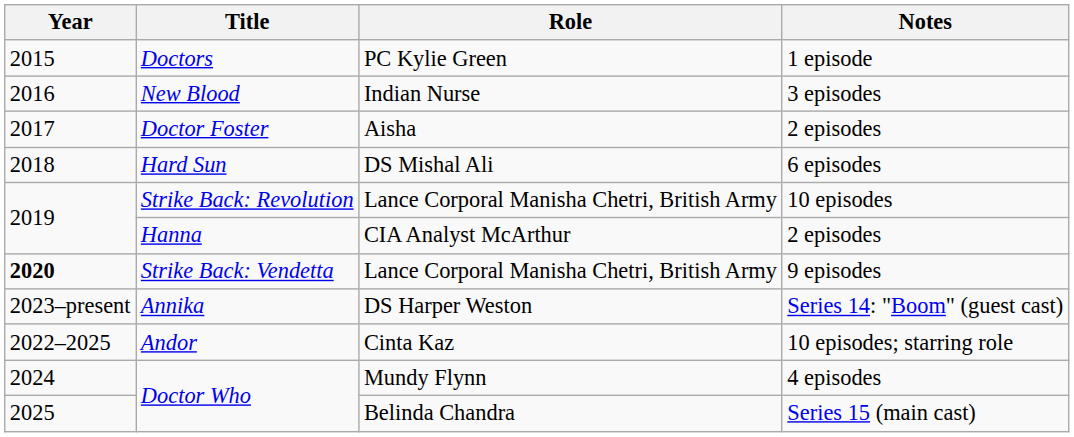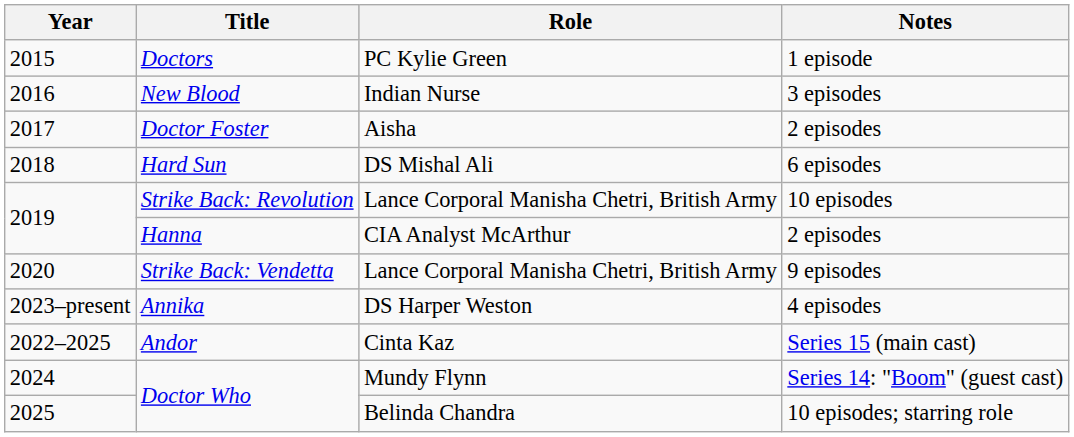(32, 270) bold -> (32, 270) normal
(925, 306) Series 14: "Boom" (guest cast) -> (834, 306) 4 episodes
(900, 341) 10 episodes; starring role -> (882, 341) Series 15 (main cast)
(834, 377) 4 episodes -> (925, 377) Series 14: "Boom" (guest cast)
(882, 413) Series 15 (main cast) -> (900, 413) 10 episodes; starring role
